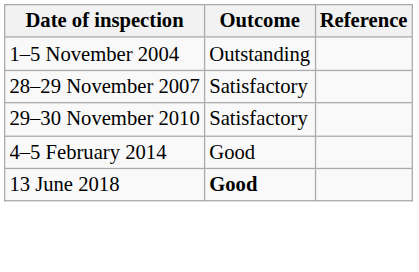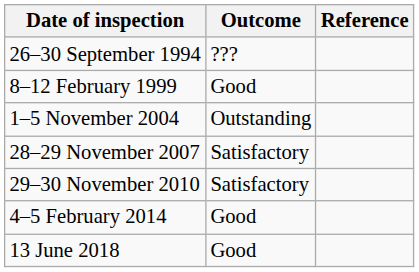+ row: (105, 53)
+ row: (93, 86)
(233, 184) bold -> (233, 250) normal
